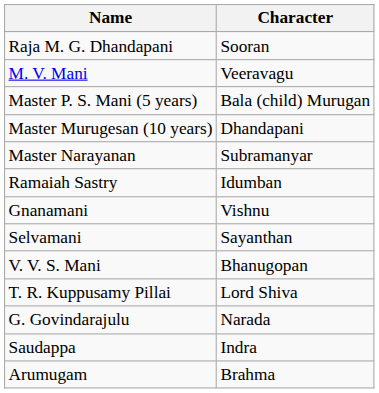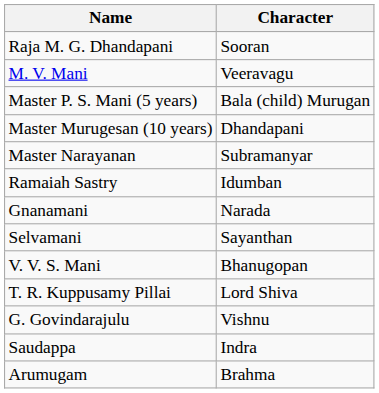(245, 210) Vishnu -> (245, 210) Narada
(245, 319) Narada -> (245, 319) Vishnu
